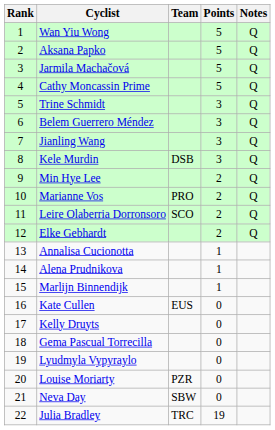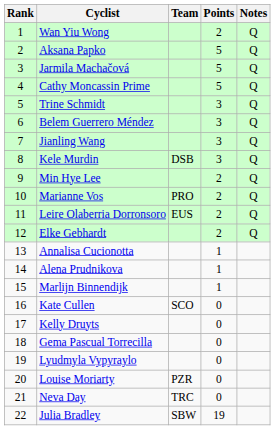(219, 31) 5 -> (219, 31) 2
(182, 214) SCO -> (182, 214) EUS
(182, 305) EUS -> (182, 305) SCO
(184, 397) SBW -> (182, 397) TRC
(182, 415) TRC -> (184, 415) SBW
